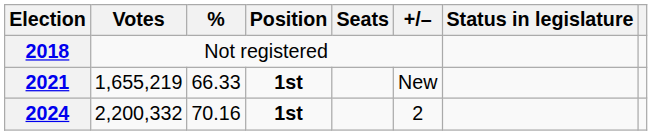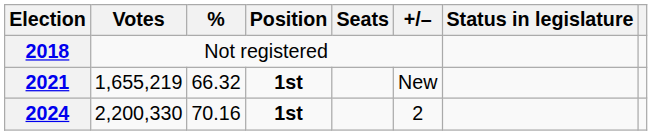(216, 82) 66.33 -> (216, 82) 66.32
(139, 113) 2,200,332 -> (139, 113) 2,200,330
